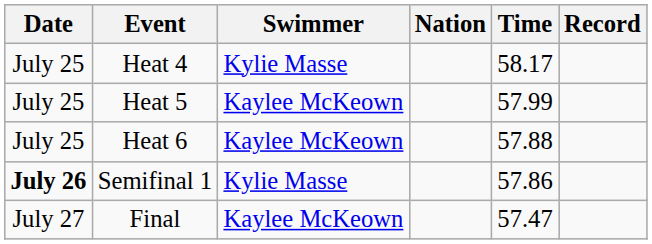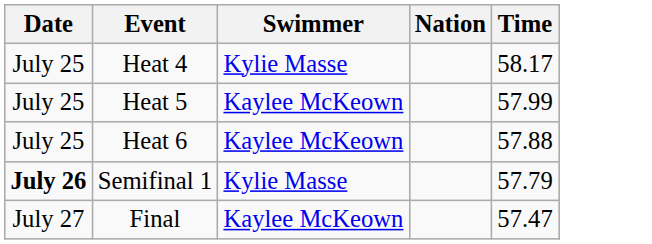- column: (602, 24)
(525, 180) 57.86 -> (525, 180) 57.79
